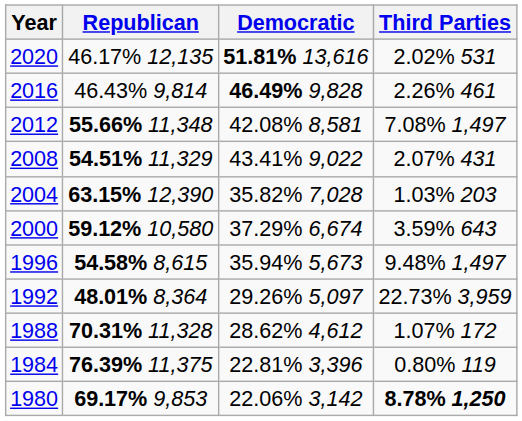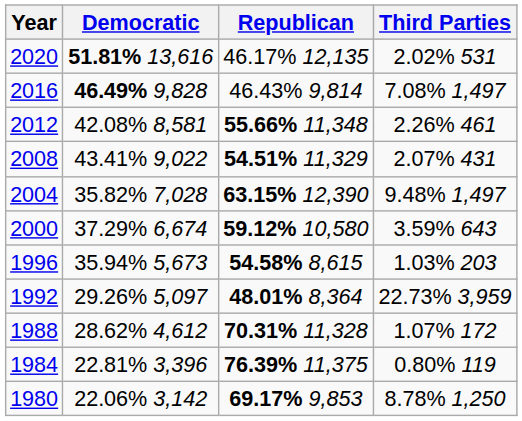columns swapped: (296, 22) <-> (141, 22)
(445, 91) 2.26% 461 -> (445, 91) 7.08% 1,497
(445, 125) 7.08% 1,497 -> (445, 125) 2.26% 461
(445, 193) 1.03% 203 -> (445, 193) 9.48% 1,497
(445, 262) 9.48% 1,497 -> (445, 262) 1.03% 203
(445, 398) bold -> (445, 398) normal
